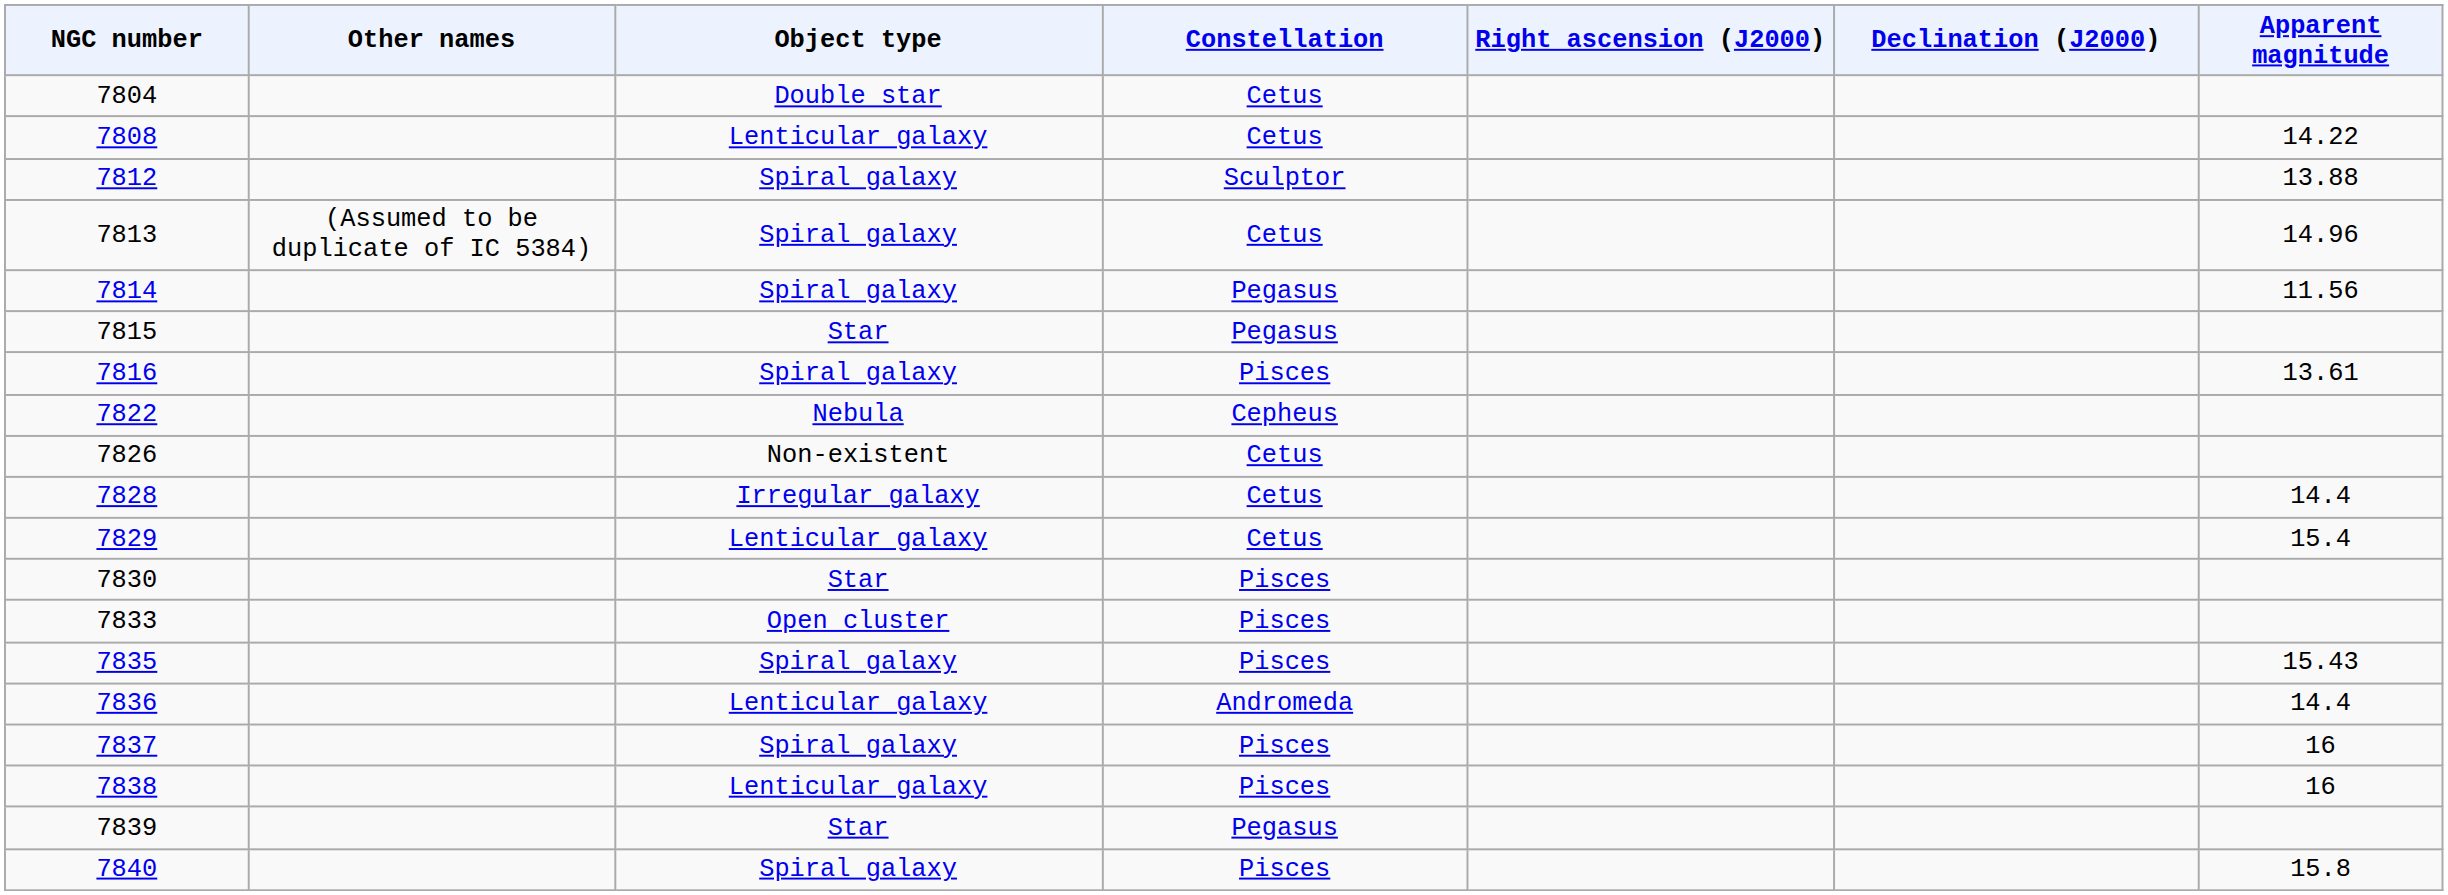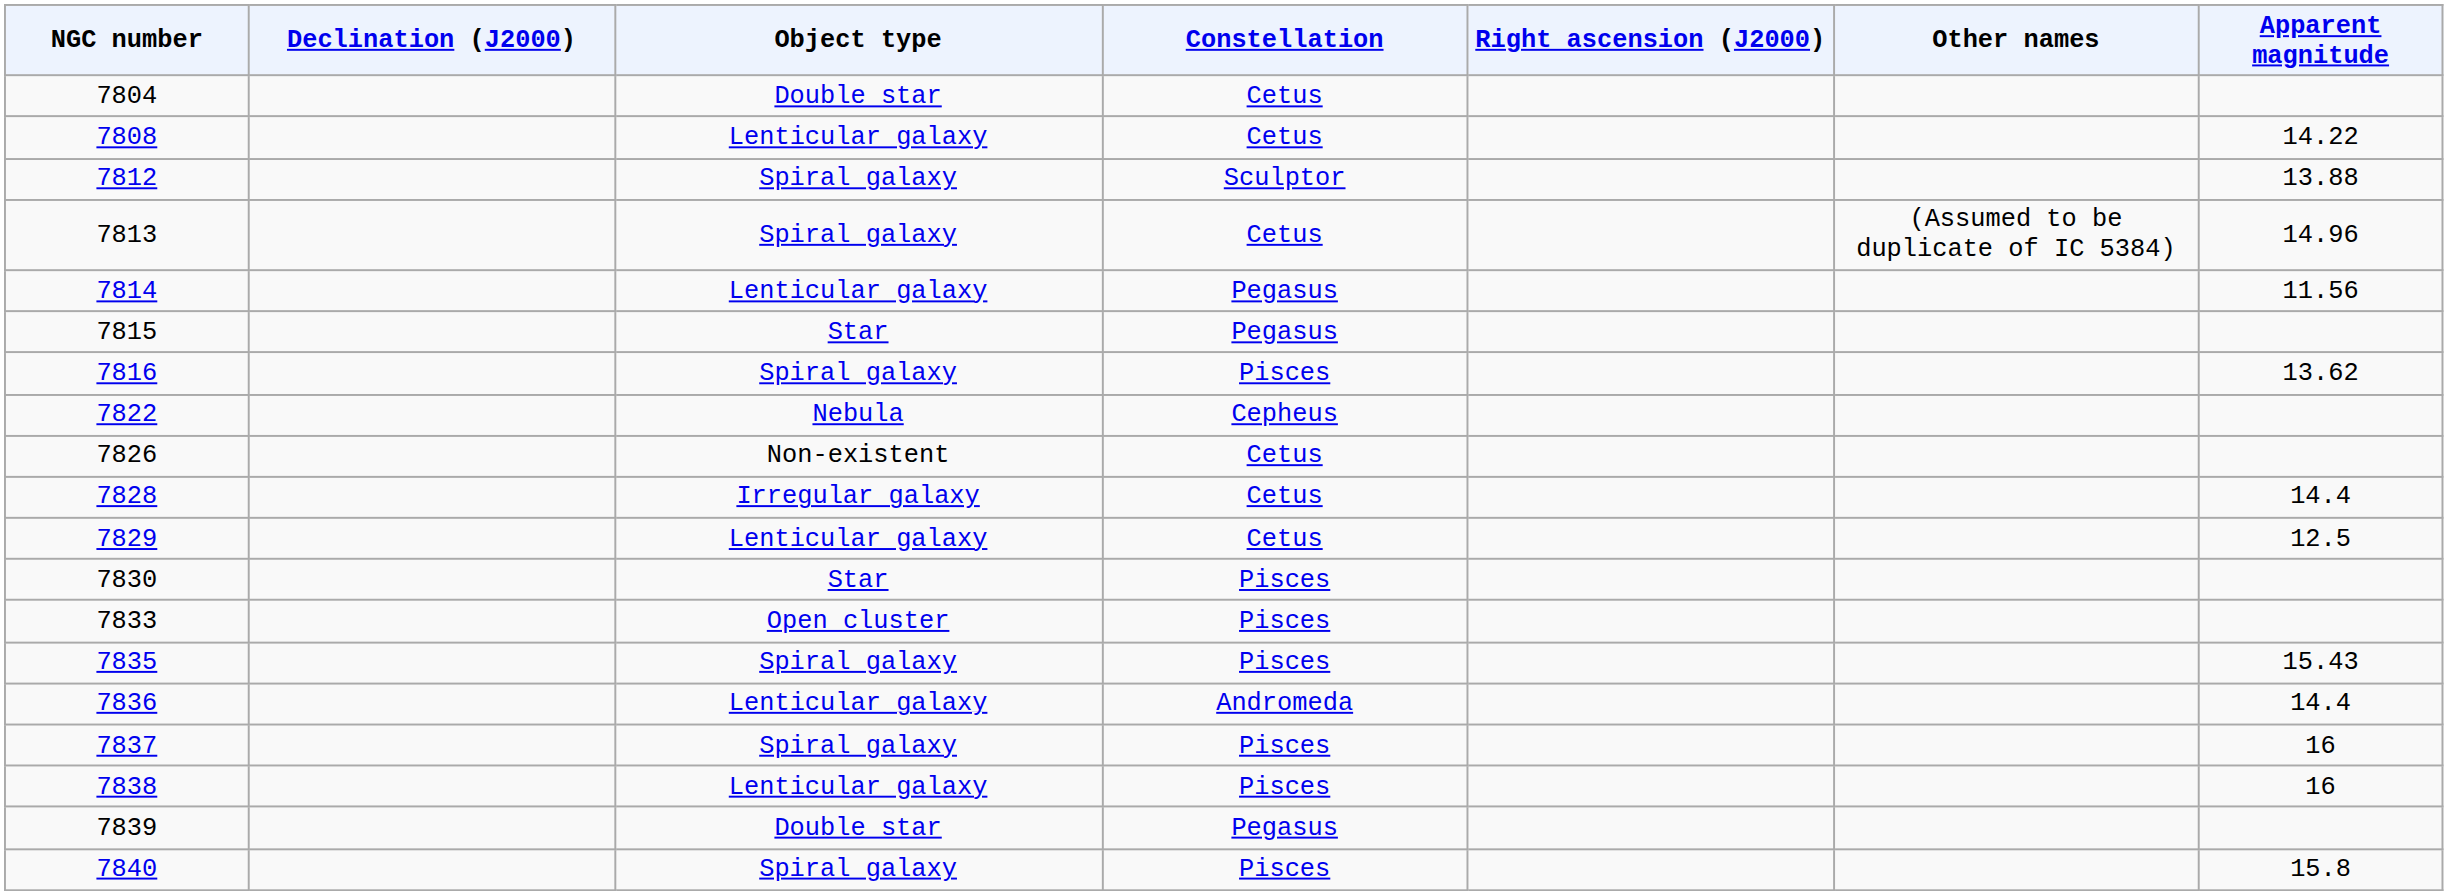columns swapped: (432, 40) <-> (2016, 40)
(858, 291) Spiral galaxy -> (858, 291) Lenticular galaxy
(2321, 373) 13.61 -> (2321, 373) 13.62
(2321, 539) 15.4 -> (2321, 539) 12.5
(858, 828) Star -> (858, 828) Double star
